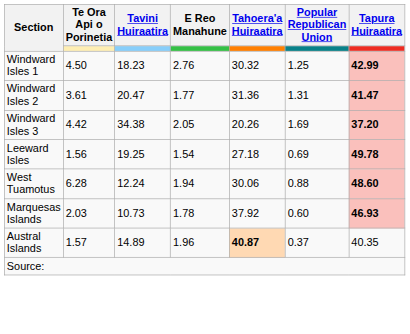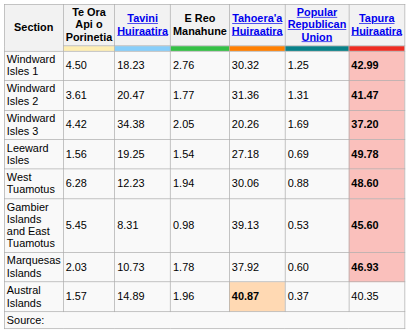(131, 183) 12.24 -> (131, 183) 12.23
+ row: (31, 225)
